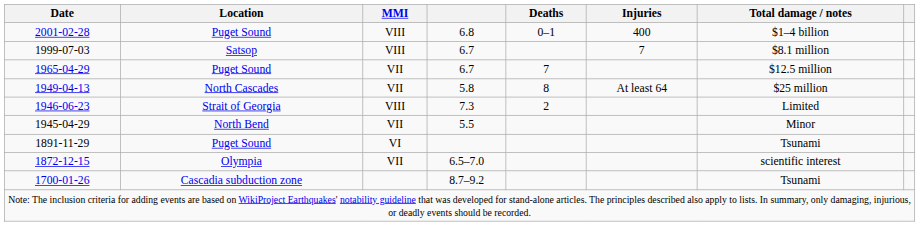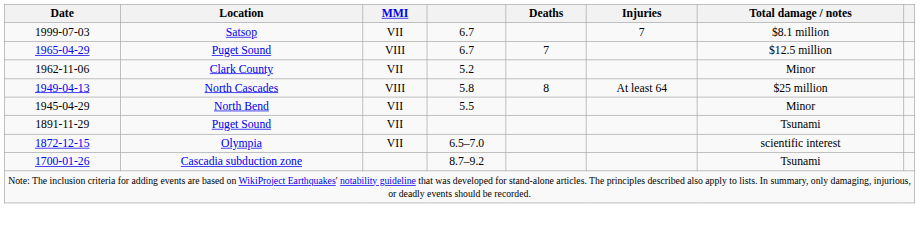- row: (62, 32)
(395, 50) VIII -> (395, 32) VII
(395, 69) VII -> (395, 50) VIII
+ row: (62, 69)
(395, 87) VII -> (395, 87) VIII
- row: (62, 106)
(395, 143) VI -> (395, 124) VII
